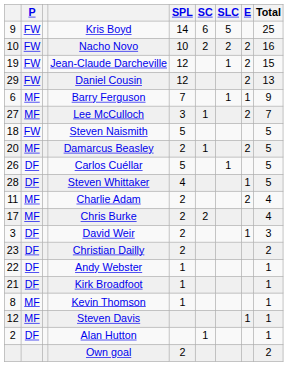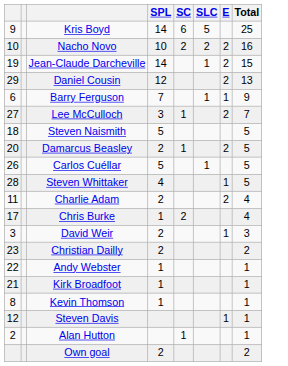- column: (32, 13)
(182, 64) 12 -> (161, 64) 14
(182, 217) 2 -> (161, 217) 1
